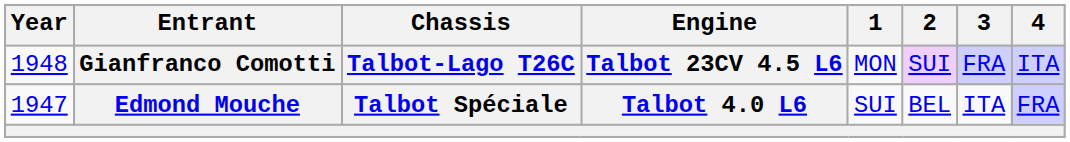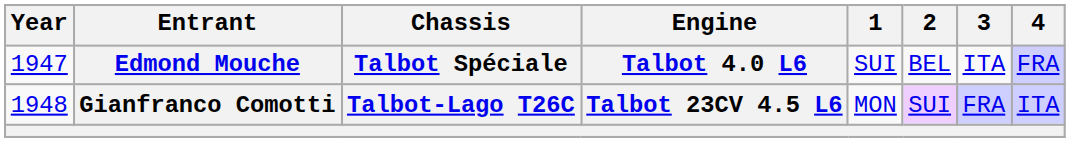rows swapped: (207, 104) <-> (207, 65)
